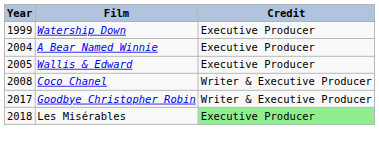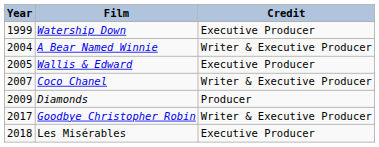(258, 47) Executive Producer -> (286, 47) Writer & Executive Producer
(20, 82) 2008 -> (20, 82) 2007
+ row: (63, 99)
(258, 116) lightgreen background -> (258, 133) no background
